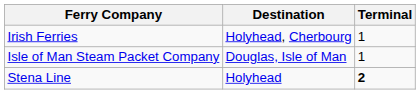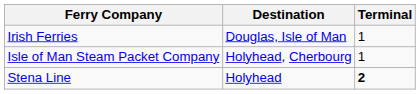(289, 36) Holyhead, Cherbourg -> (286, 36) Douglas, Isle of Man
(286, 57) Douglas, Isle of Man -> (289, 57) Holyhead, Cherbourg
